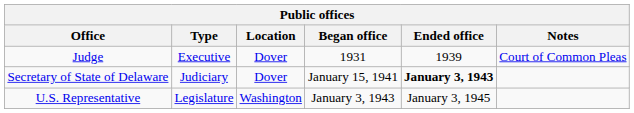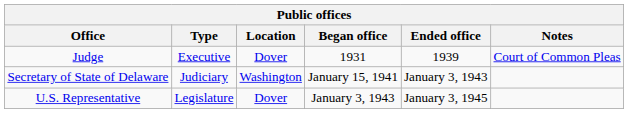(271, 77) Dover -> (271, 77) Washington
(449, 77) bold -> (446, 77) normal
(271, 98) Washington -> (271, 98) Dover
